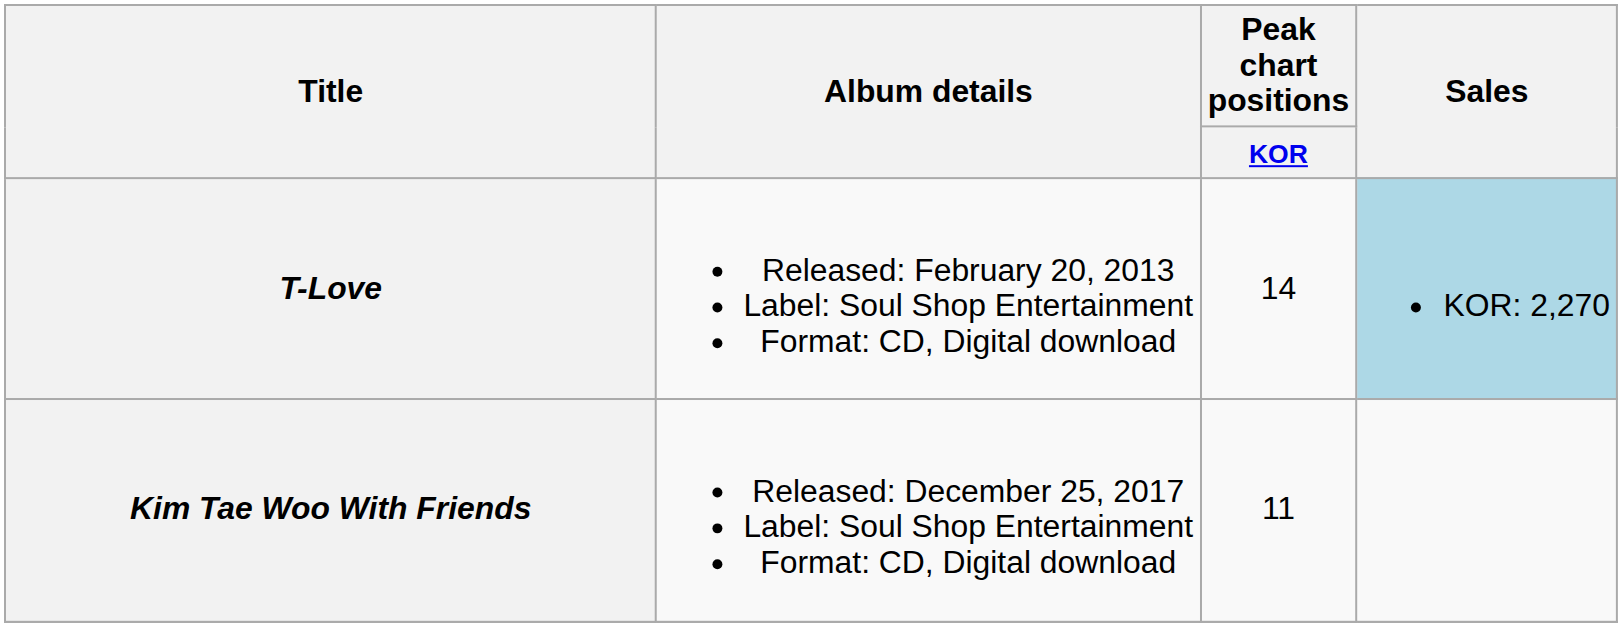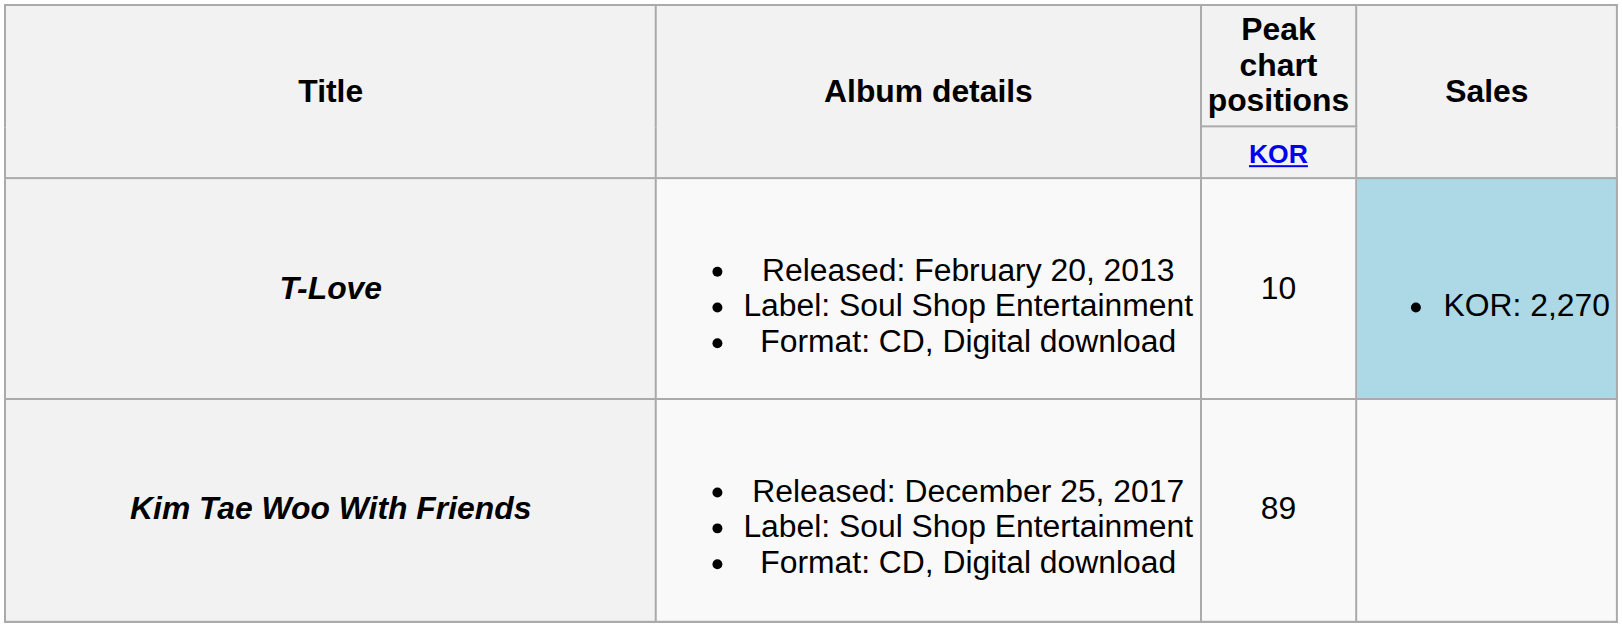(1278, 287) 14 -> (1278, 287) 10
(1278, 509) 11 -> (1278, 509) 89
